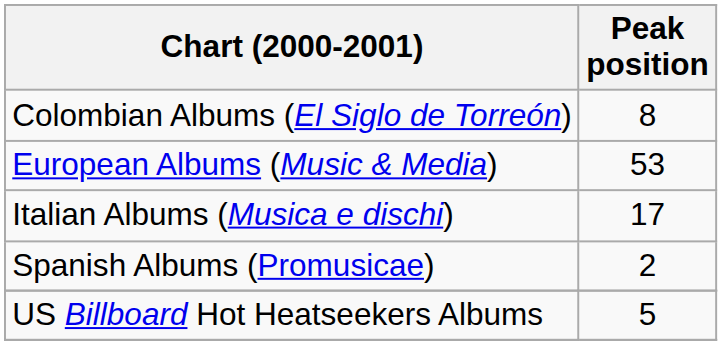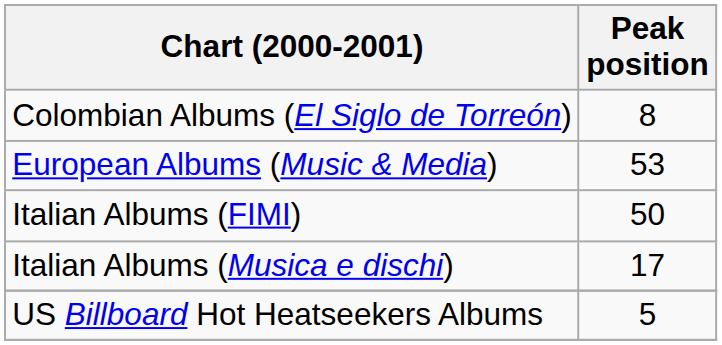+ row: (157, 214)
- row: (223, 264)
